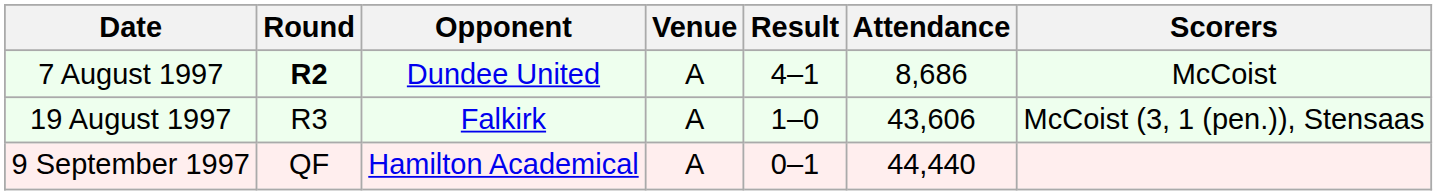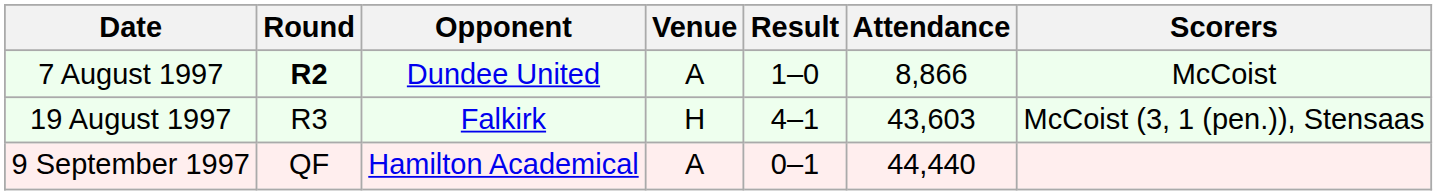(795, 73) 4–1 -> (795, 73) 1–0
(931, 73) 8,686 -> (931, 73) 8,866
(695, 119) A -> (695, 119) H
(795, 119) 1–0 -> (795, 119) 4–1
(931, 119) 43,606 -> (931, 119) 43,603
